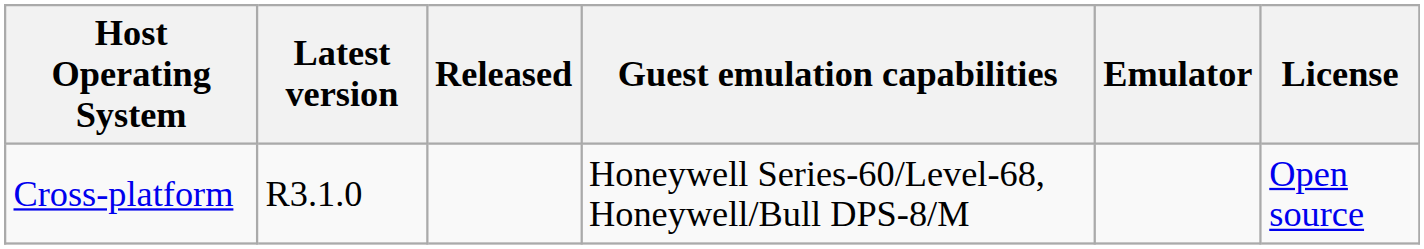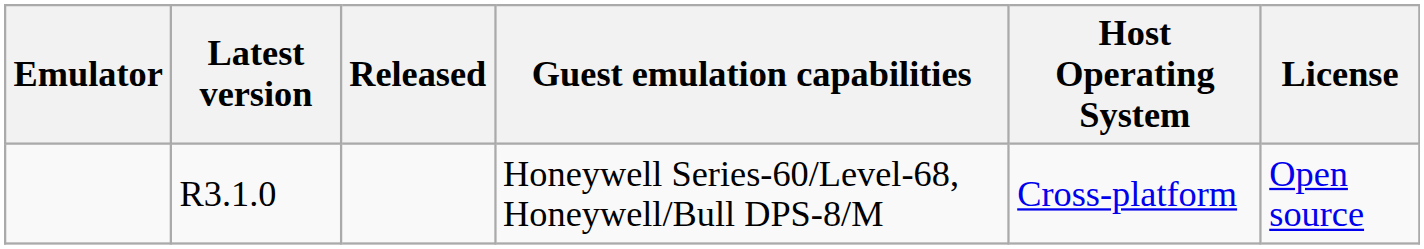columns swapped: (1178, 74) <-> (131, 74)
